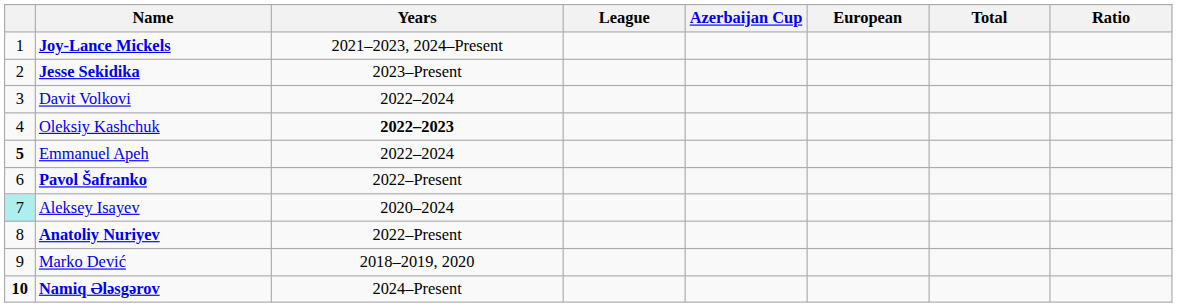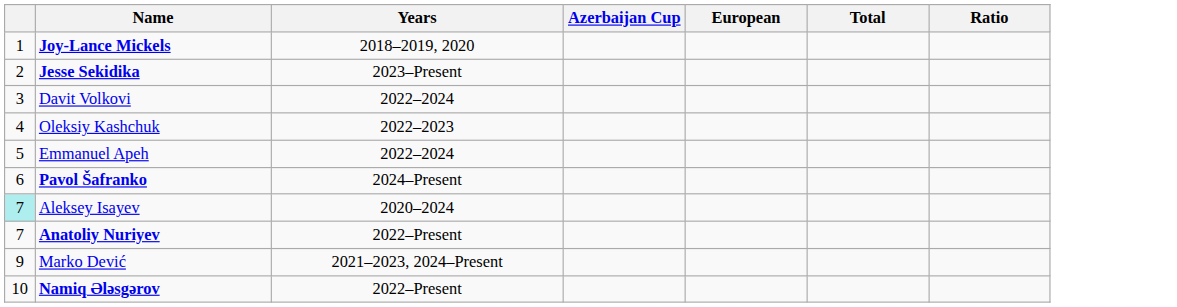- column: (624, 18)
(417, 45) 2021–2023, 2024–Present -> (417, 45) 2018–2019, 2020
(417, 126) bold -> (417, 126) normal
(20, 153) bold -> (20, 153) normal
(417, 180) 2022–Present -> (417, 180) 2024–Present
(20, 235) 8 -> (20, 235) 7
(417, 262) 2018–2019, 2020 -> (417, 262) 2021–2023, 2024–Present
(20, 289) bold -> (20, 289) normal
(417, 289) 2024–Present -> (417, 289) 2022–Present
